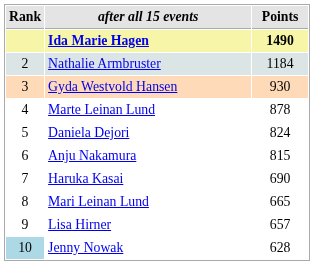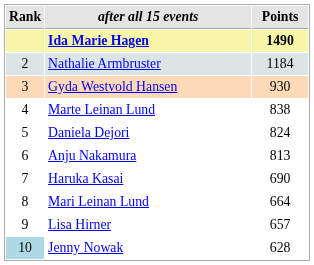(280, 110) 878 -> (280, 110) 838
(280, 156) 815 -> (280, 156) 813
(280, 202) 665 -> (280, 202) 664
